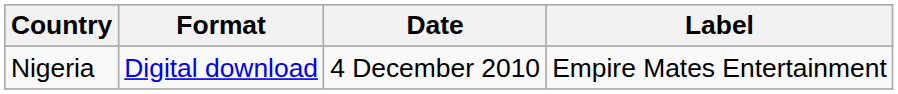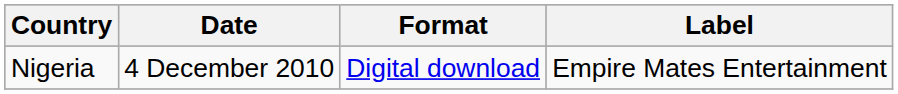columns swapped: (435, 25) <-> (221, 25)
